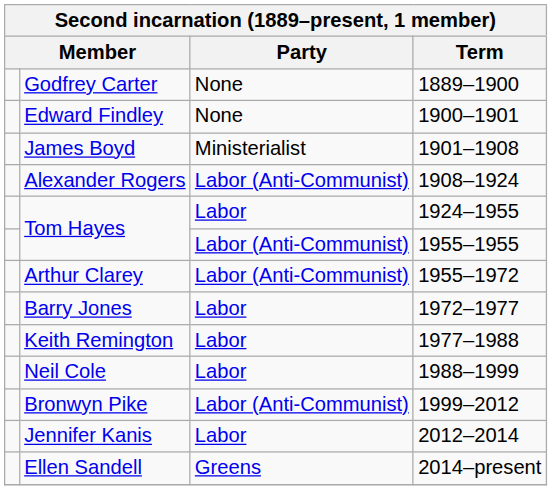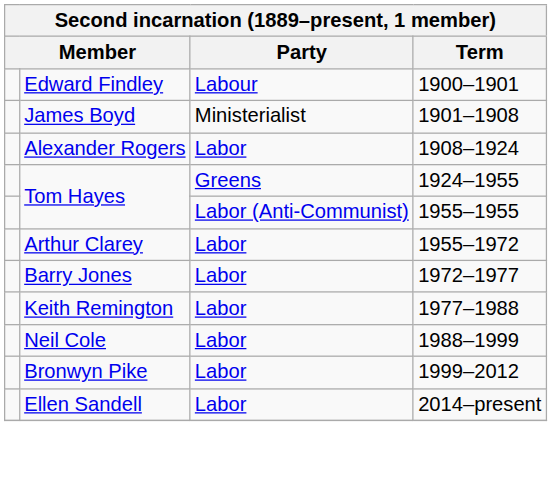- row: (91, 84)
(219, 116) None -> (226, 84) Labour
(302, 180) Labor (Anti-Communist) -> (221, 148) Labor
(221, 212) Labor -> (228, 180) Greens
(302, 276) Labor (Anti-Communist) -> (221, 244) Labor
(302, 404) Labor (Anti-Communist) -> (221, 372) Labor
- row: (88, 436)
(228, 468) Greens -> (221, 404) Labor
